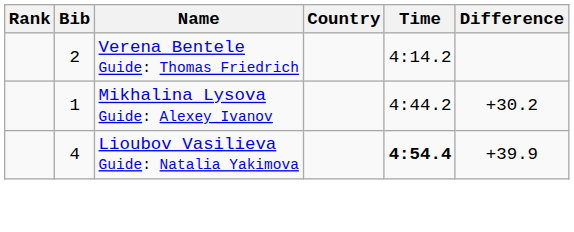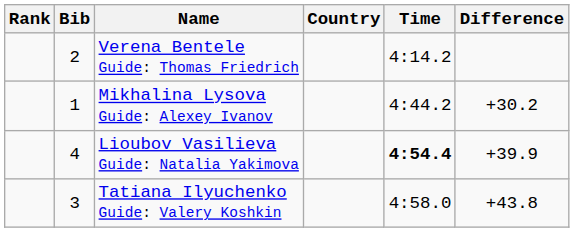+ row: (193, 202)
